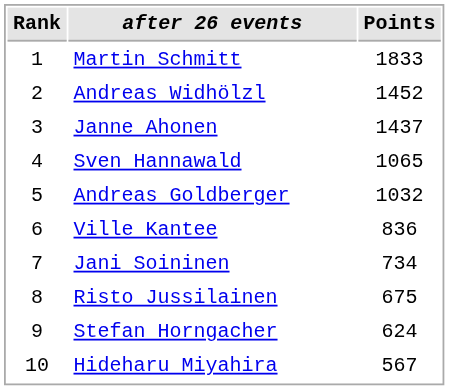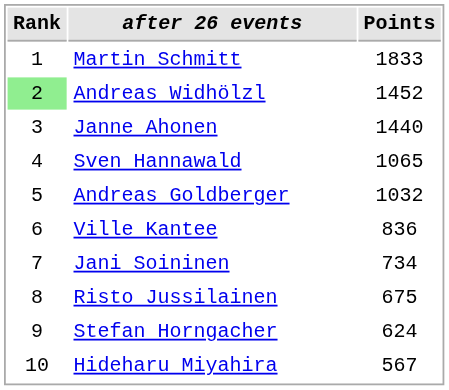(37, 93) no background -> (37, 93) lightgreen background
(399, 128) 1437 -> (399, 128) 1440
